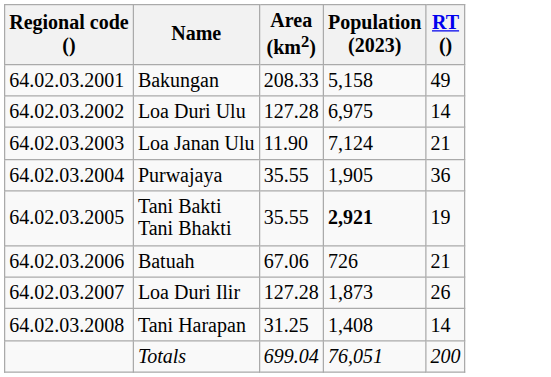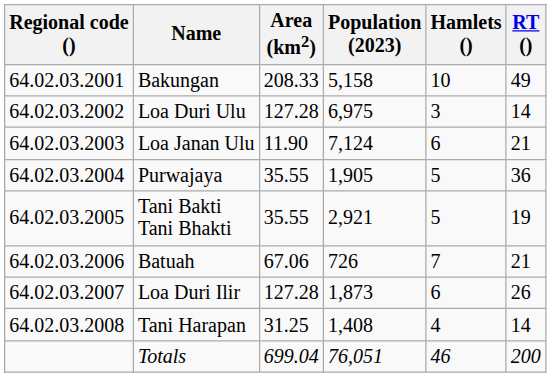+ column: (466, 34)
(350, 218) bold -> (350, 218) normal
